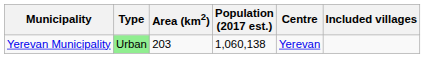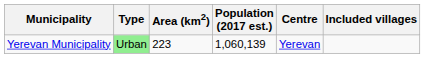(162, 44) 203 -> (162, 44) 223
(240, 44) 1,060,138 -> (240, 44) 1,060,139
